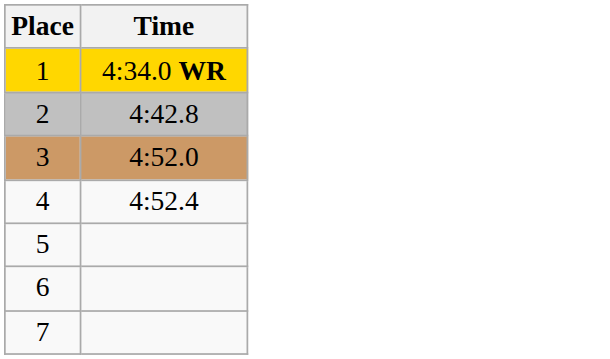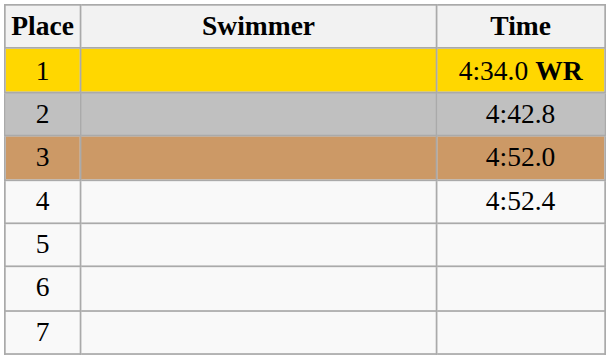+ column: (259, 26)
